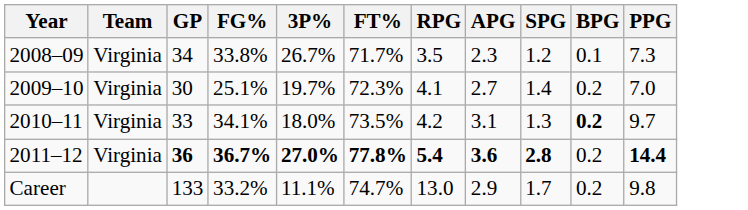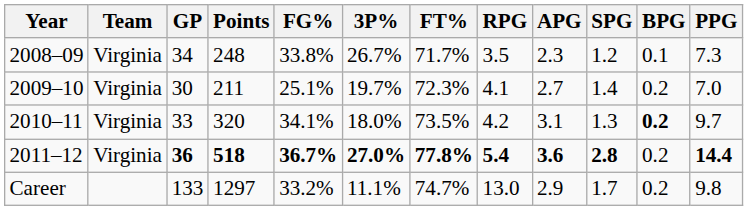+ column: (241, 21)
